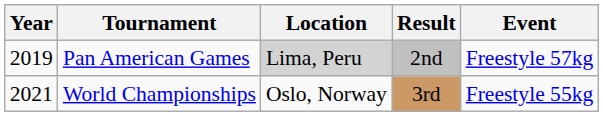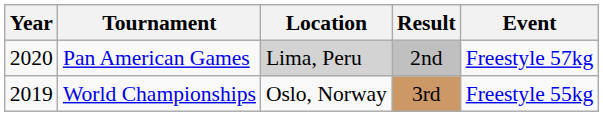(31, 58) 2019 -> (31, 58) 2020
(31, 93) 2021 -> (31, 93) 2019
